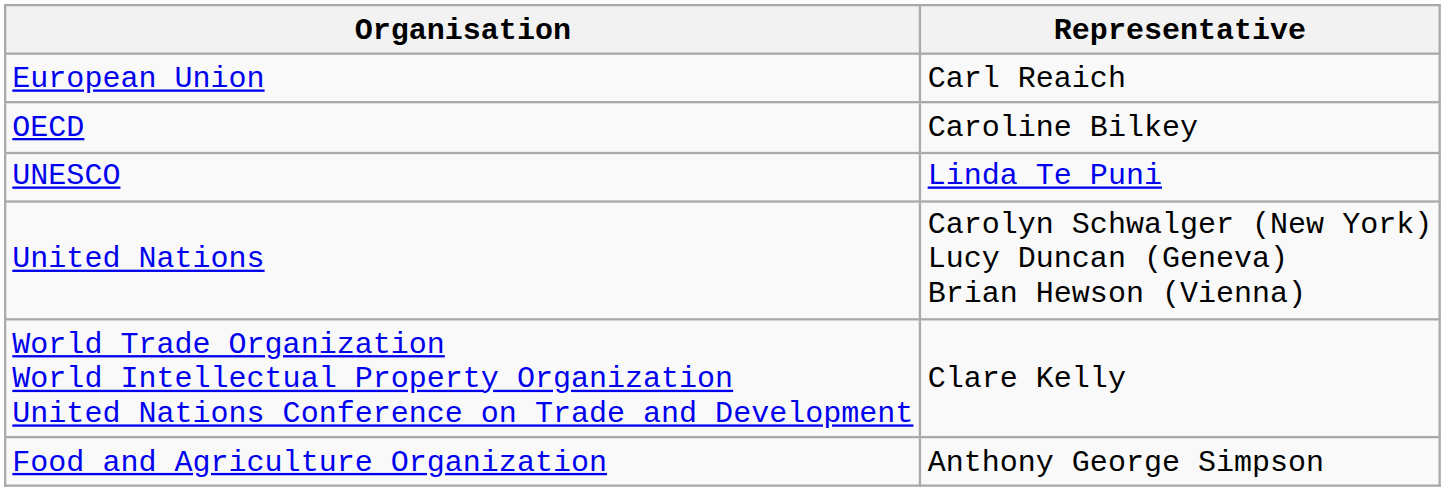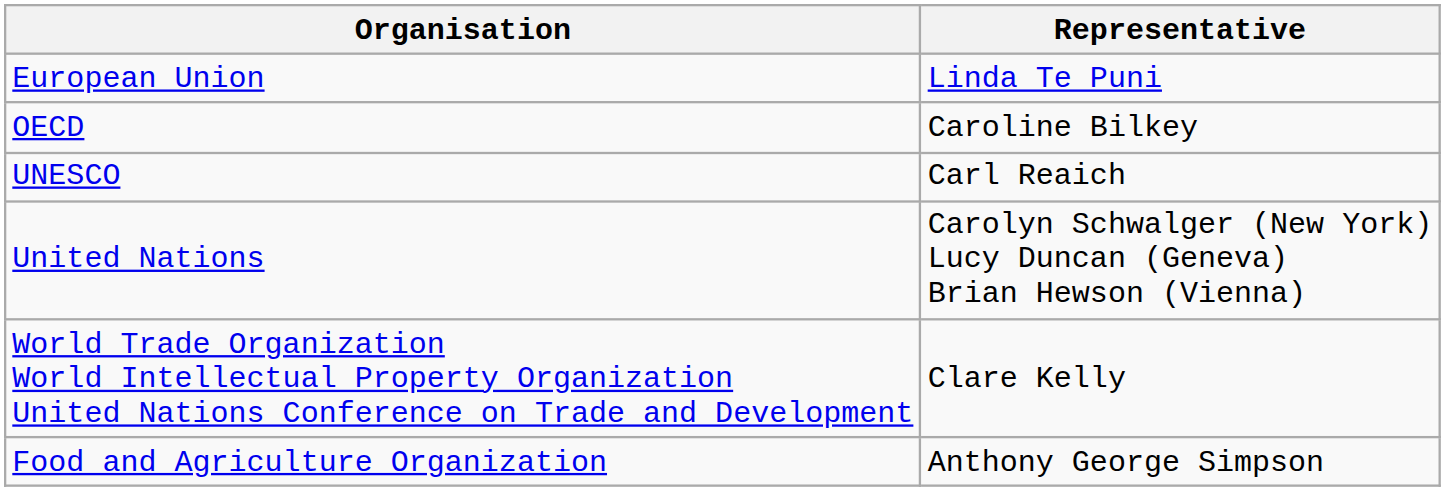(1027, 79) Carl Reaich -> (1045, 79) Linda Te Puni
(1045, 176) Linda Te Puni -> (1027, 176) Carl Reaich
